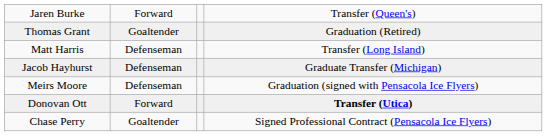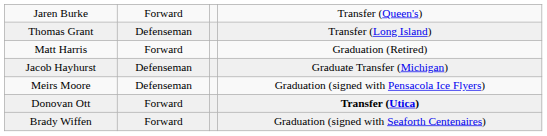(153, 31) Goaltender -> (164, 31) Defenseman
(373, 31) Graduation (Retired) -> (380, 31) Transfer (Long Island)
(153, 49) Defenseman -> (164, 49) Forward
(373, 49) Transfer (Long Island) -> (380, 49) Graduation (Retired)
- row: (57, 121)
+ row: (61, 121)
